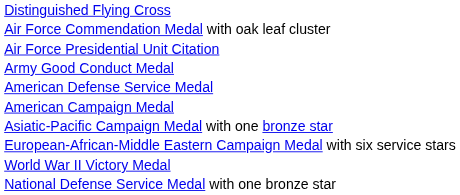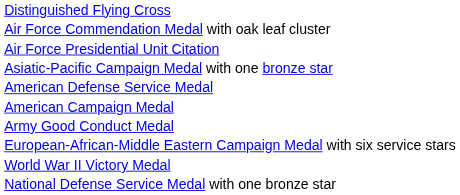rows swapped: (89, 68) <-> (169, 126)
